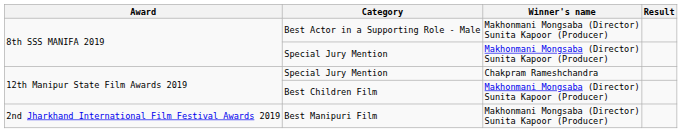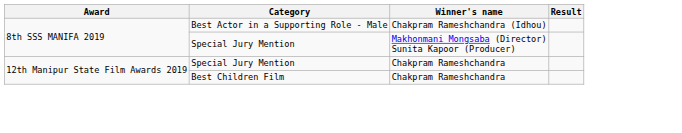(562, 30) Makhonmani Mongsaba (Director) Sunita Kapoor (Producer) -> (469, 25) Chakpram Rameshchandra (Idhou)
(562, 92) Makhonmani Mongsaba (Director) Sunita Kapoor (Producer) -> (448, 77) Chakpram Rameshchandra
- row: (143, 116)
